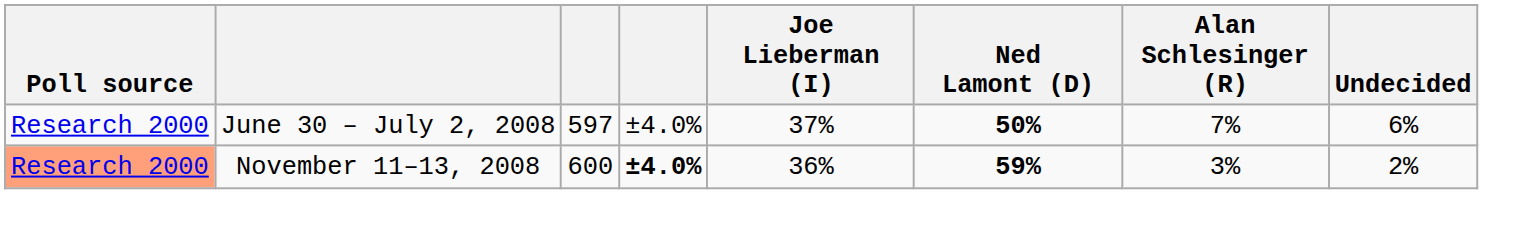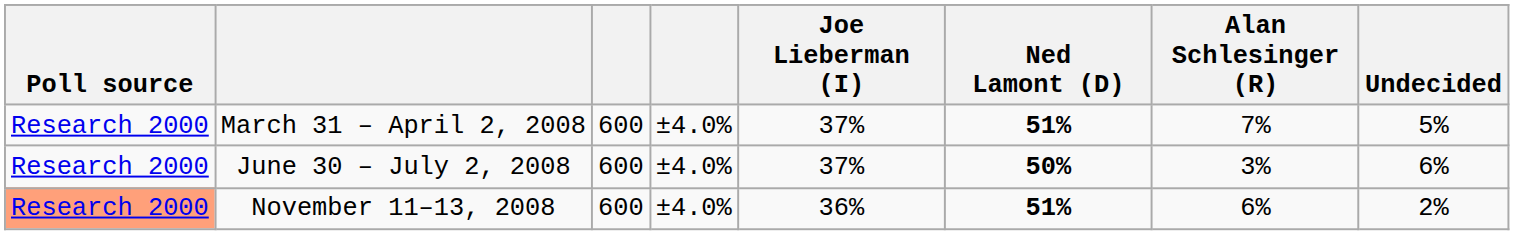+ row: (403, 125)
(590, 125) 597 -> (621, 167) 600
(1225, 125) 7% -> (1255, 167) 3%
(663, 167) bold -> (694, 208) normal
(1018, 167) 59% -> (1048, 208) 51%
(1225, 167) 3% -> (1255, 208) 6%
